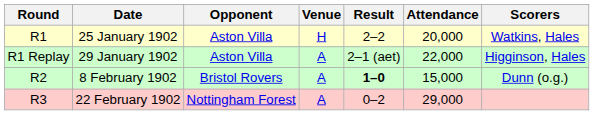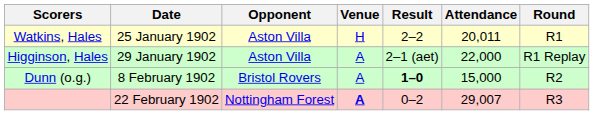columns swapped: (38, 15) <-> (535, 15)
(443, 36) 20,000 -> (481, 36) 20,011
(321, 99) normal -> (360, 99) bold
(443, 99) 29,000 -> (481, 99) 29,007
